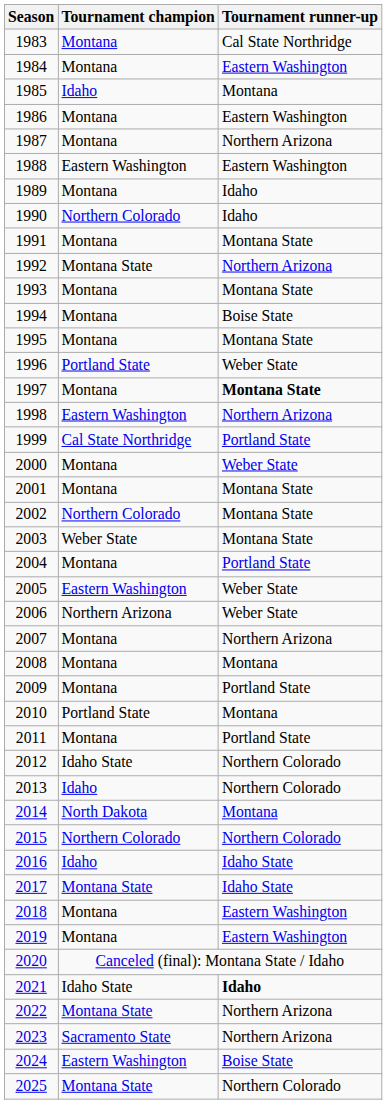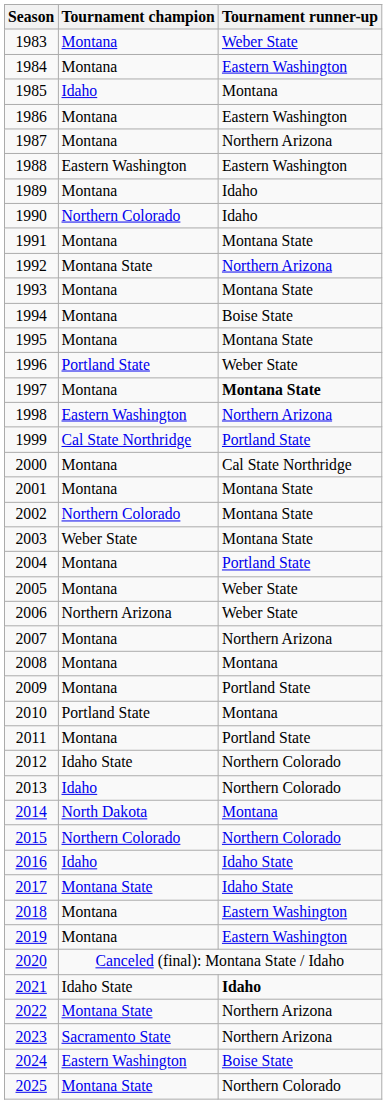(287, 41) Cal State Northridge -> (260, 41) Weber State
(260, 464) Weber State -> (287, 464) Cal State Northridge
(124, 588) Eastern Washington -> (89, 588) Montana
